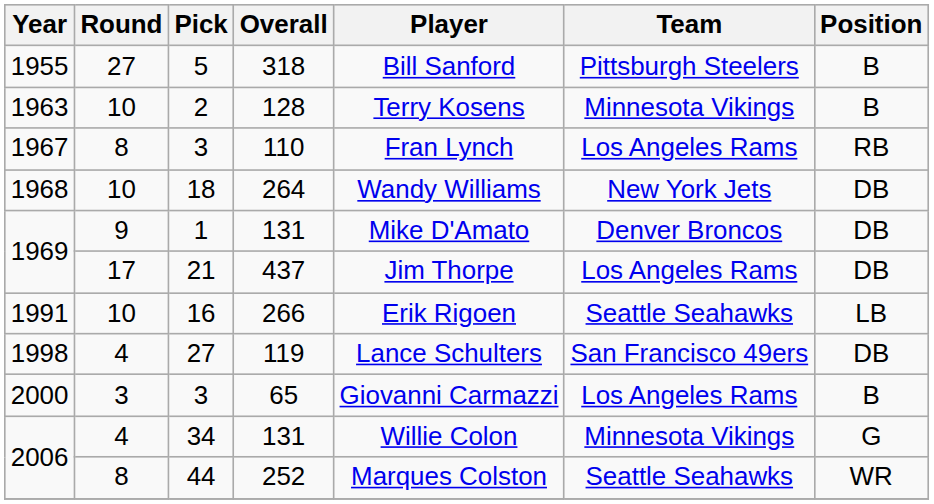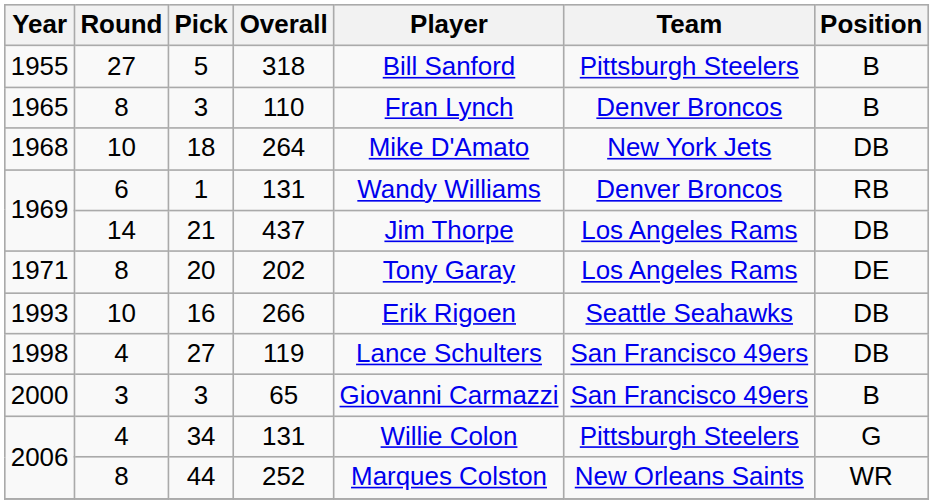- row: (201, 107)
(40, 148) 1967 -> (40, 107) 1965
(689, 148) Los Angeles Rams -> (689, 107) Denver Broncos
(871, 148) RB -> (871, 107) B
(449, 189) Wandy Williams -> (449, 148) Mike D'Amato
(121, 230) 9 -> (121, 189) 6
(449, 230) Mike D'Amato -> (449, 189) Wandy Williams
(871, 230) DB -> (871, 189) RB
(121, 271) 17 -> (121, 230) 14
+ row: (201, 271)
(40, 312) 1991 -> (40, 312) 1993
(871, 312) LB -> (871, 312) DB
(689, 395) Los Angeles Rams -> (689, 395) San Francisco 49ers
(689, 436) Minnesota Vikings -> (689, 436) Pittsburgh Steelers
(689, 477) Seattle Seahawks -> (689, 477) New Orleans Saints
